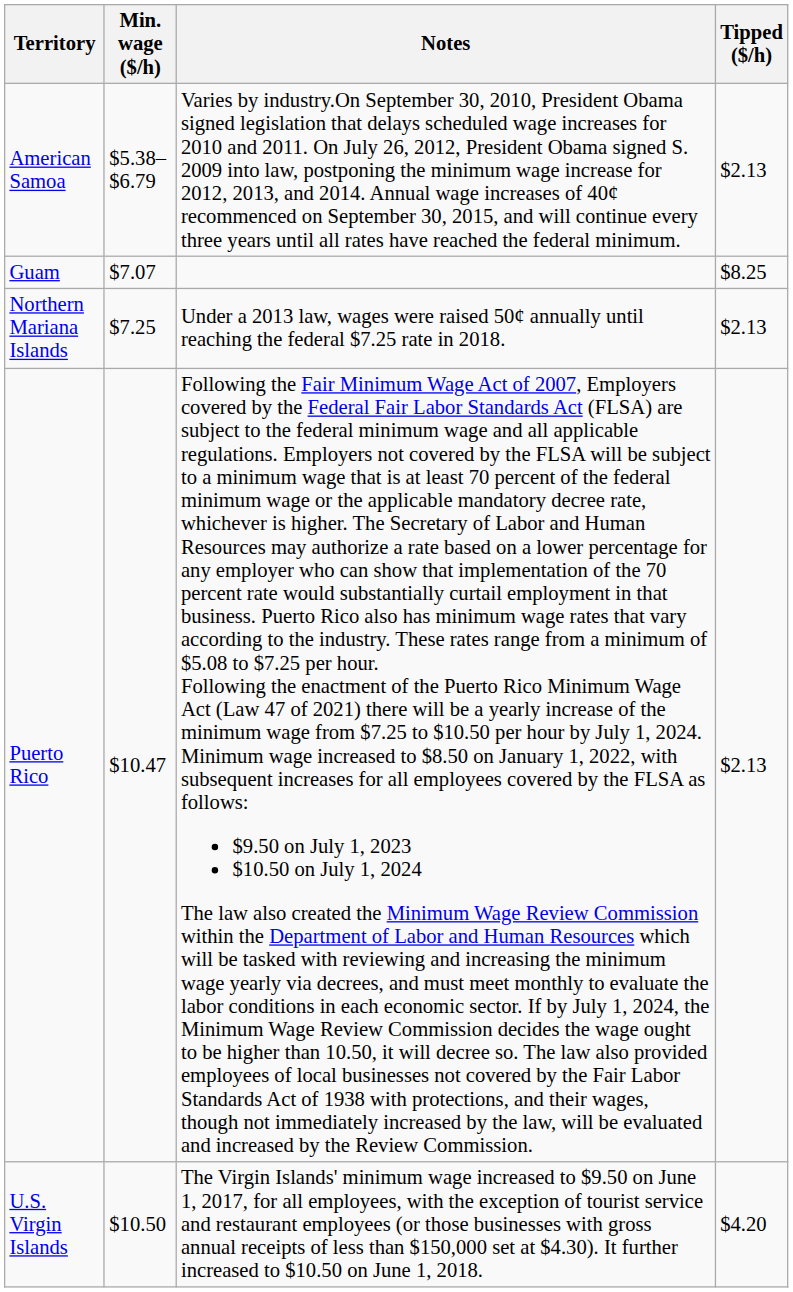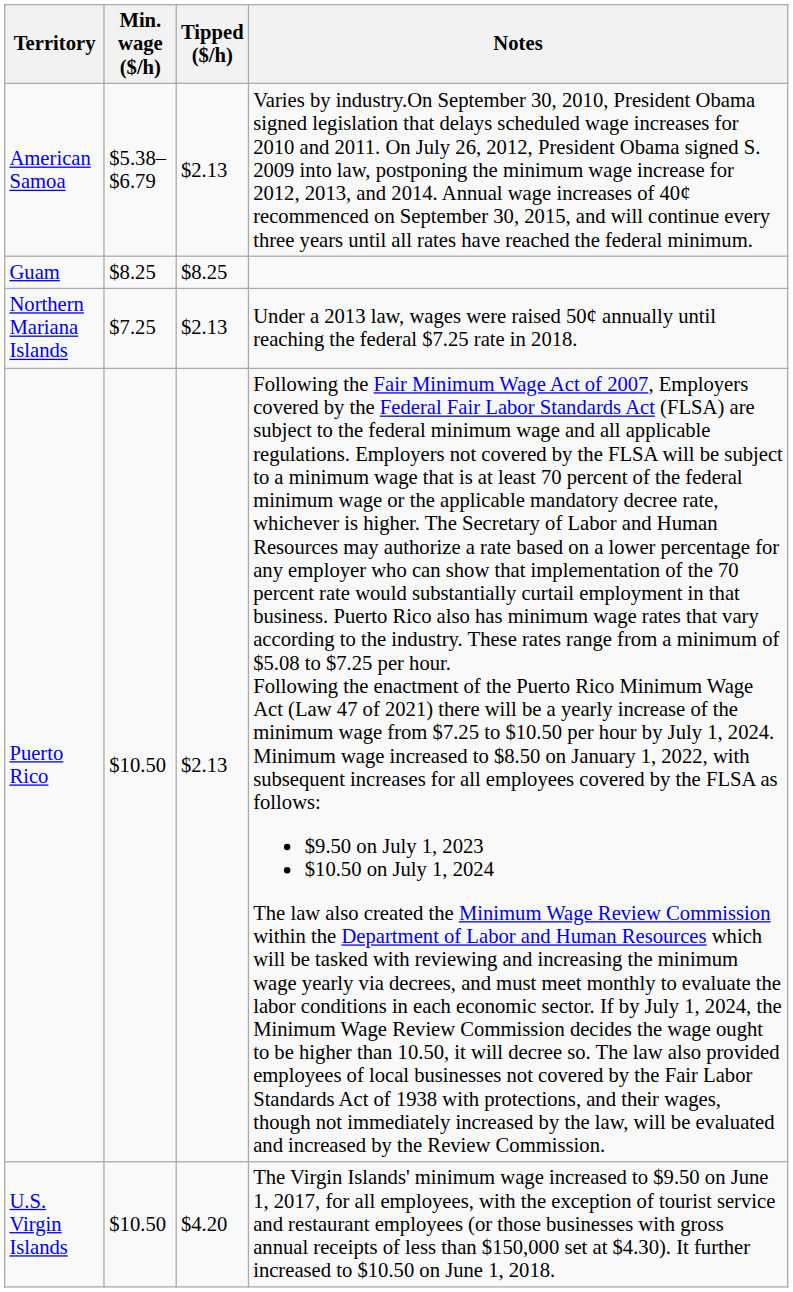columns swapped: (752, 44) <-> (446, 44)
(132, 272) $7.07 -> (132, 272) $8.25
(138, 764) $10.47 -> (138, 764) $10.50
